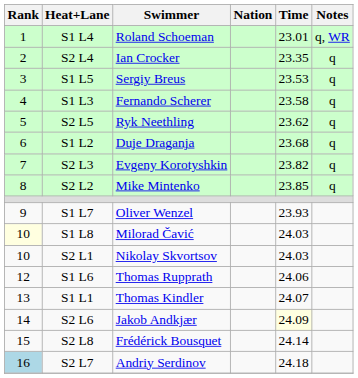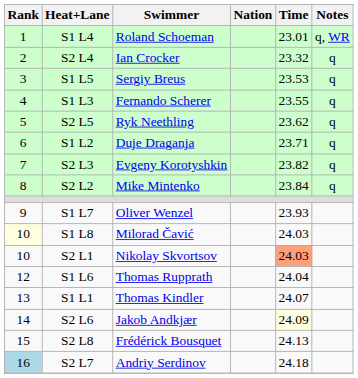(294, 57) 23.35 -> (294, 57) 23.32
(294, 100) 23.58 -> (294, 100) 23.55
(294, 143) 23.68 -> (294, 143) 23.71
(294, 185) 23.85 -> (294, 185) 23.84
(294, 255) no background -> (294, 255) lightsalmon background
(294, 277) 24.06 -> (294, 277) 24.04
(294, 341) 24.14 -> (294, 341) 24.13
